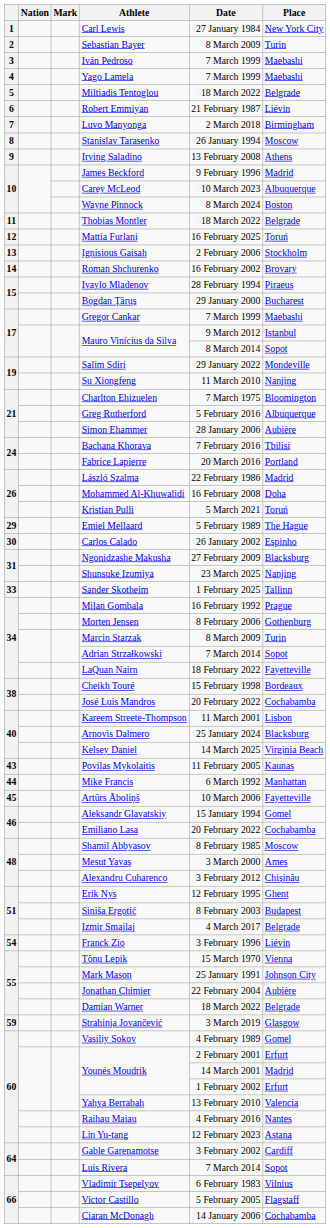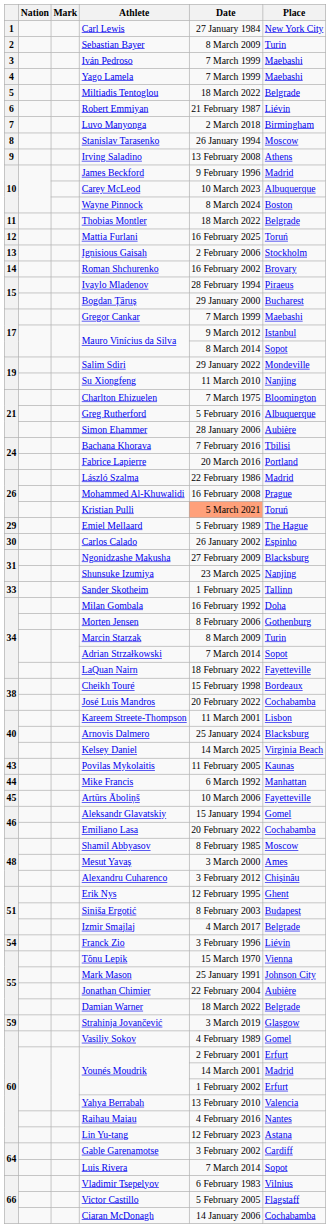(275, 493) Doha -> (278, 493) Prague
(233, 509) no background -> (233, 509) lightsalmon background
(278, 606) Prague -> (275, 606) Doha
